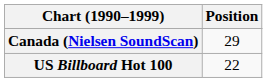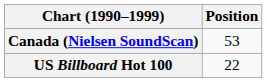(232, 41) 29 -> (232, 41) 53
